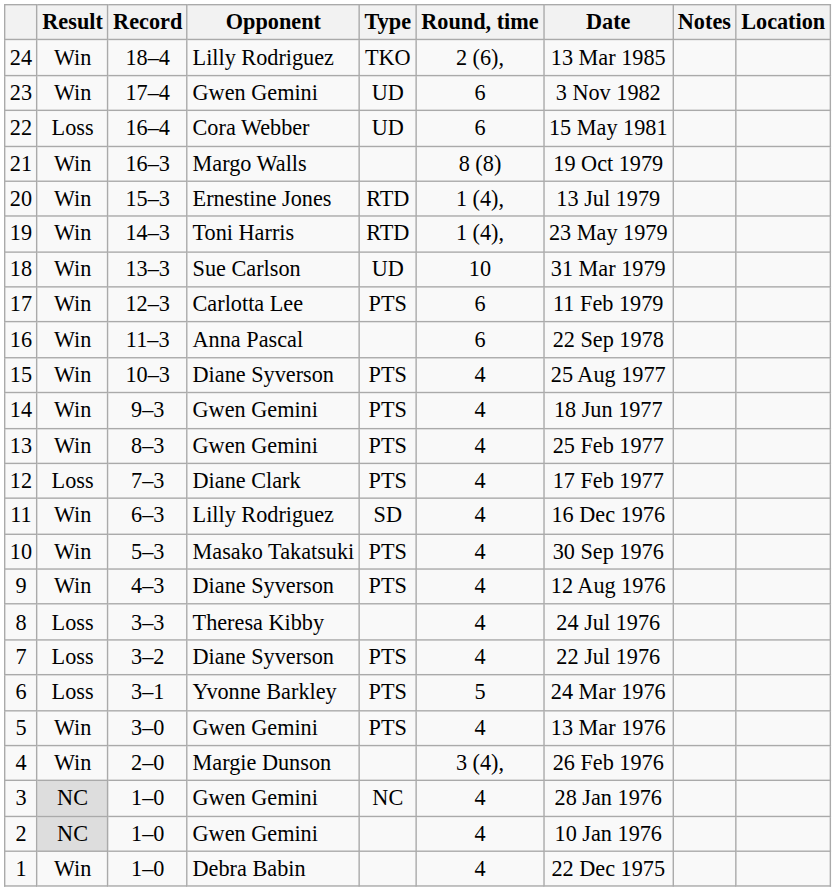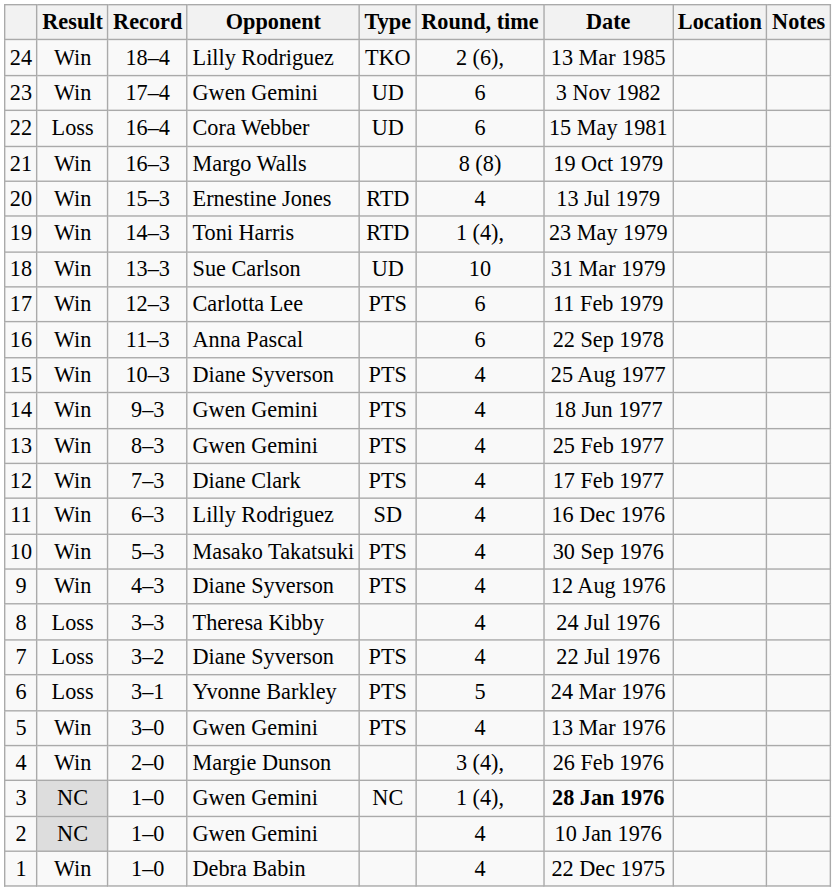columns swapped: (783, 22) <-> (704, 22)
(480, 198) 1 (4), -> (480, 198) 4
(73, 480) Loss -> (73, 480) Win
(480, 798) 4 -> (480, 798) 1 (4),
(608, 798) normal -> (608, 798) bold
